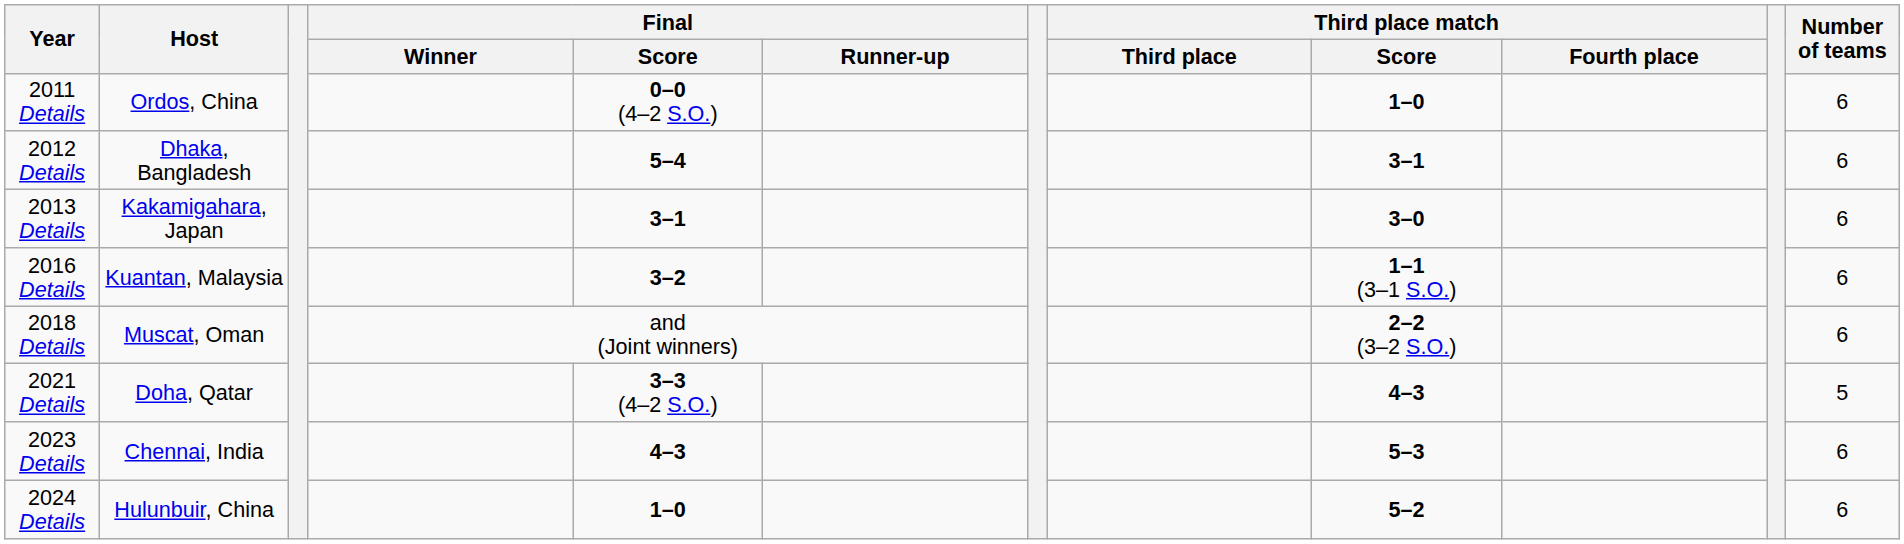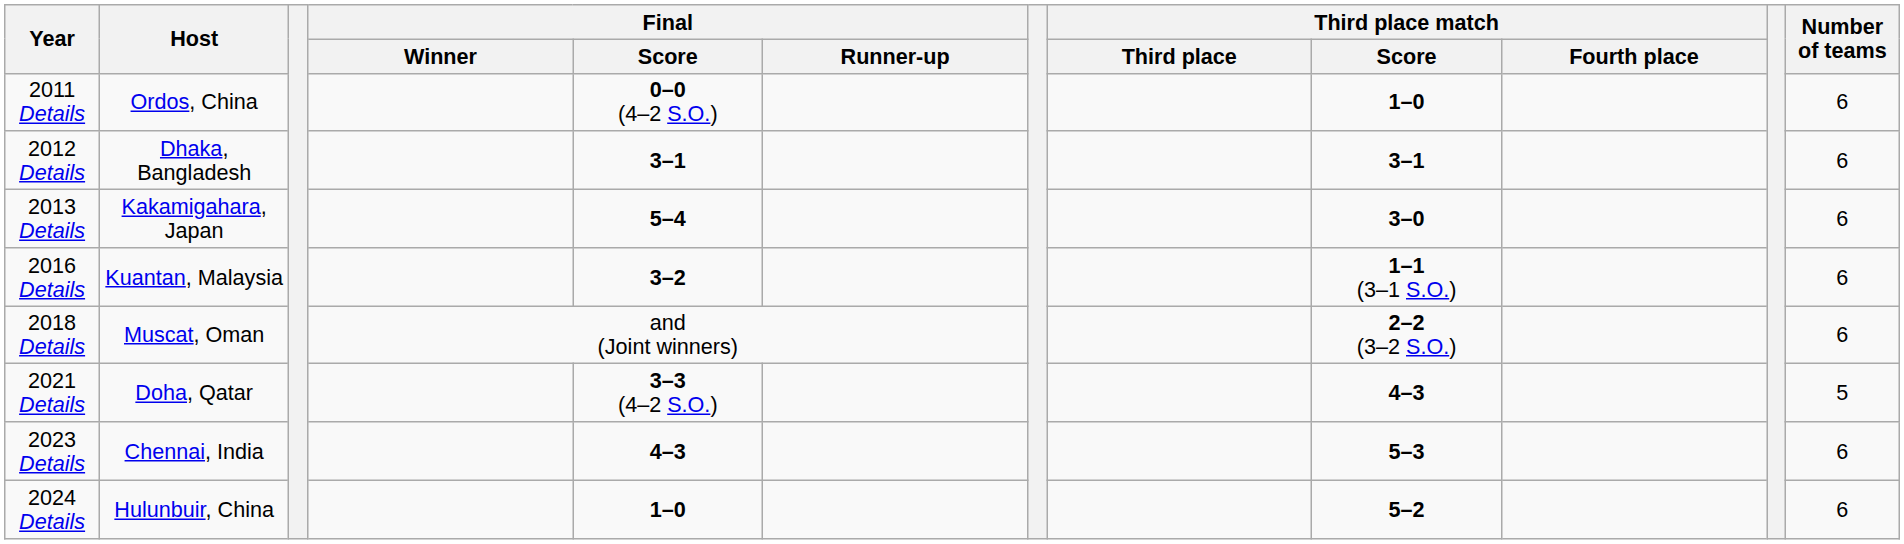(668, 161) 5–4 -> (668, 161) 3–1
(668, 219) 3–1 -> (668, 219) 5–4
